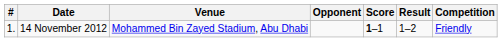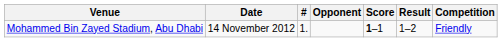columns swapped: (11, 12) <-> (210, 12)
